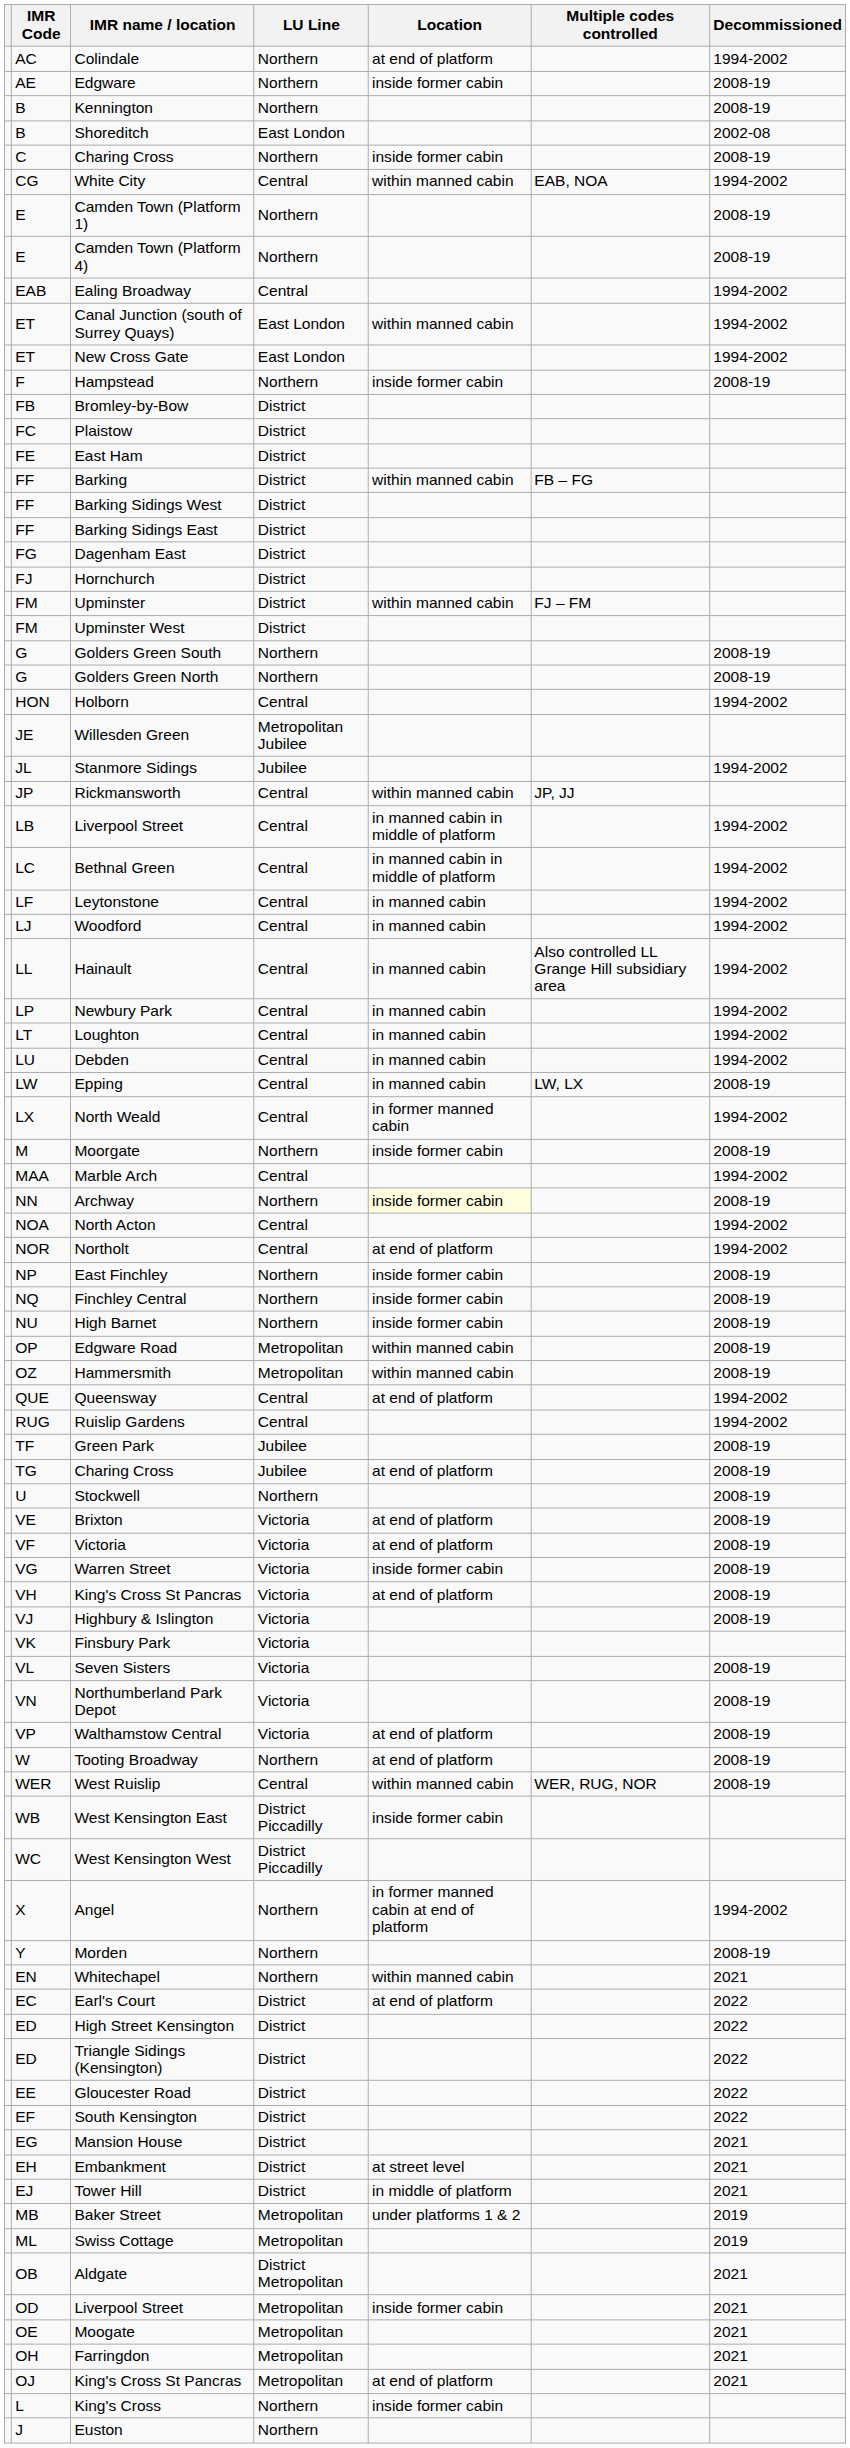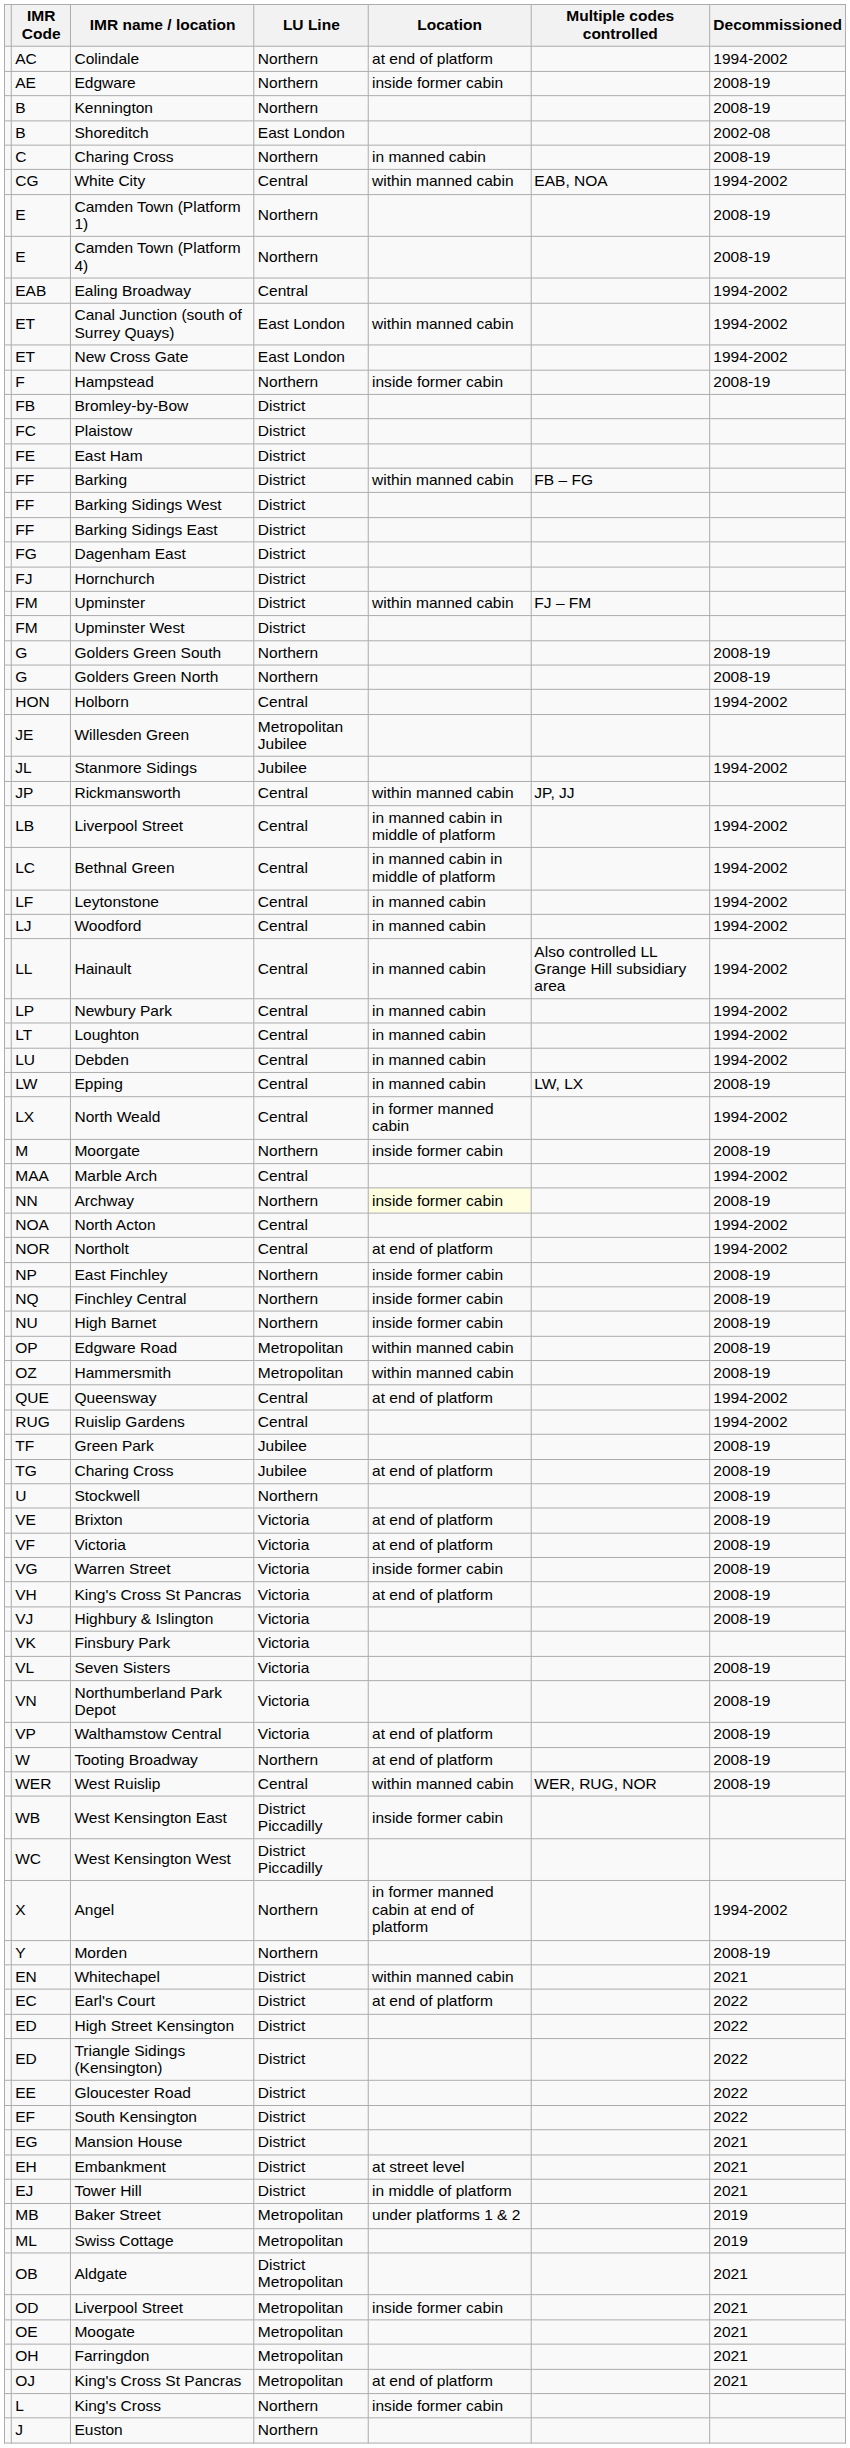(438, 157) inside former cabin -> (429, 157) in manned cabin
(288, 1977) Northern -> (282, 1977) District
